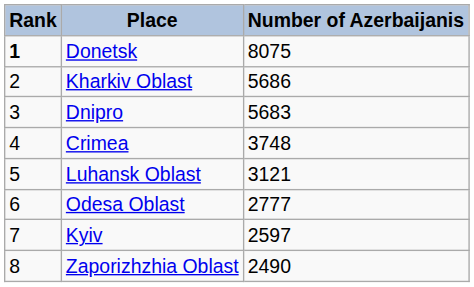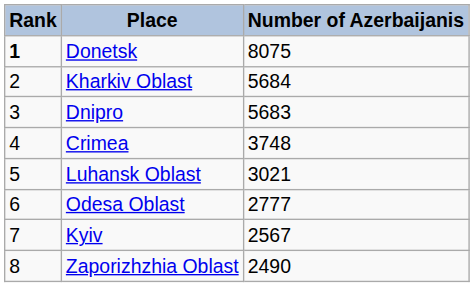(269, 82) 5686 -> (269, 82) 5684
(269, 174) 3121 -> (269, 174) 3021
(269, 235) 2597 -> (269, 235) 2567
